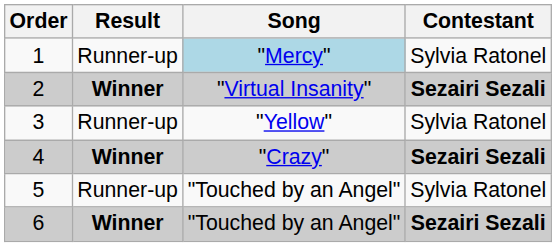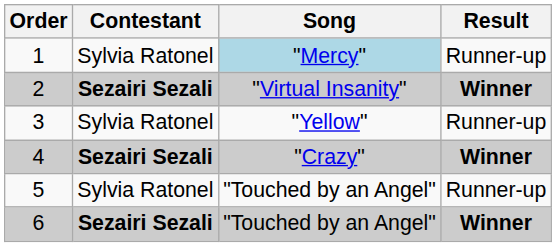columns swapped: (478, 21) <-> (128, 21)
